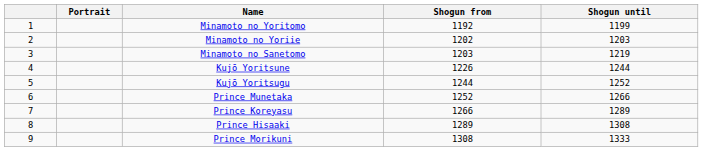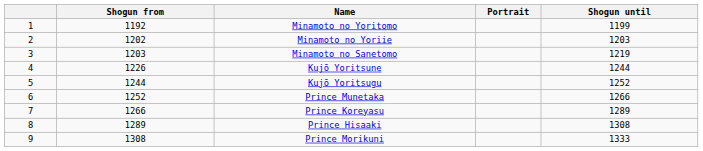columns swapped: (89, 11) <-> (462, 11)
